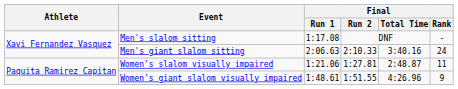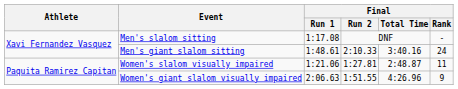(323, 51) 2:06.63 -> (323, 51) 1:48.61
(323, 78) 1:48.61 -> (323, 78) 2:06.63
